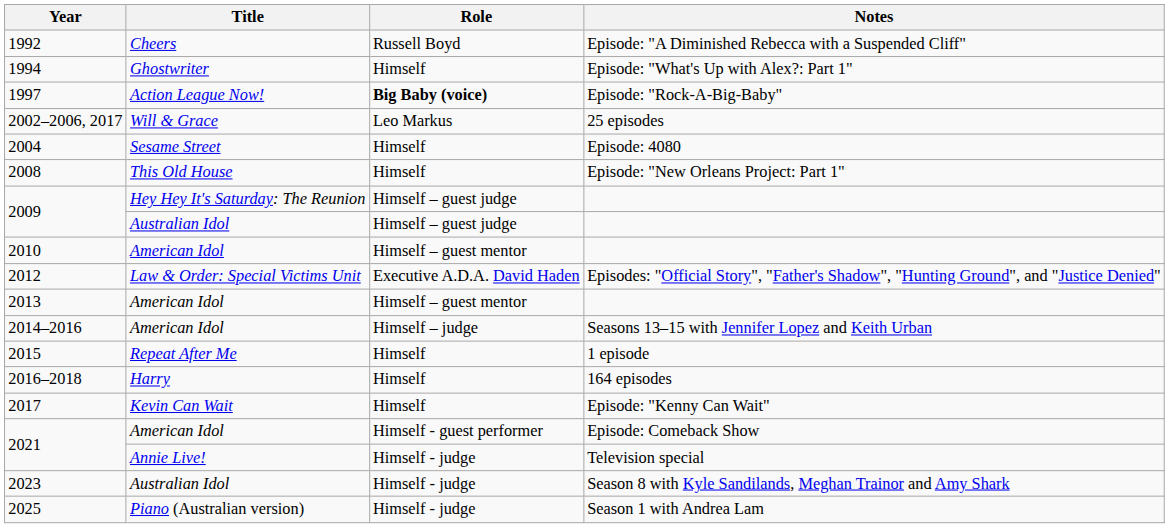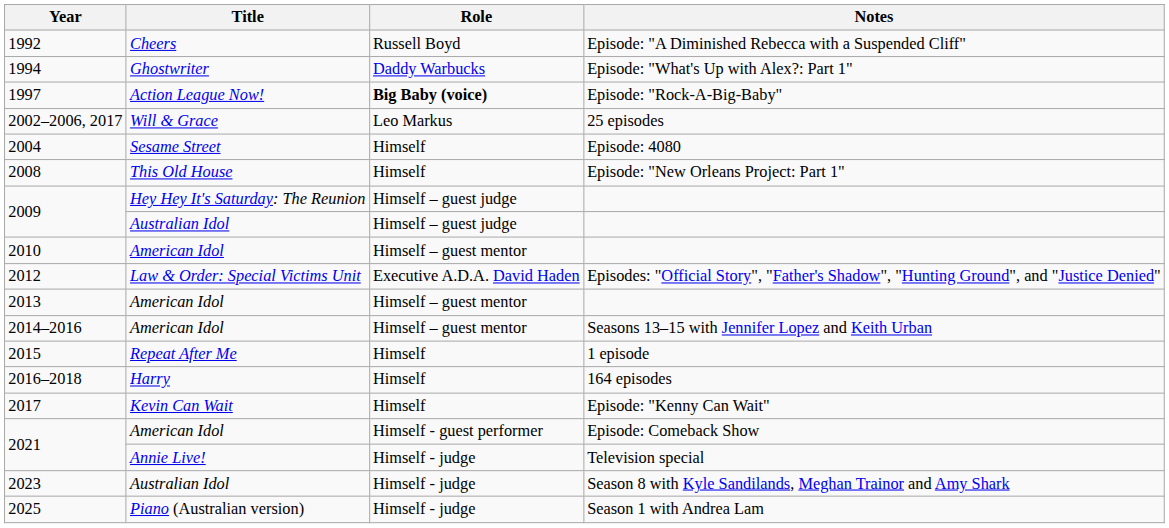(399, 69) Himself -> (429, 69) Daddy Warbucks
(426, 328) Himself – judge -> (450, 328) Himself – guest mentor
